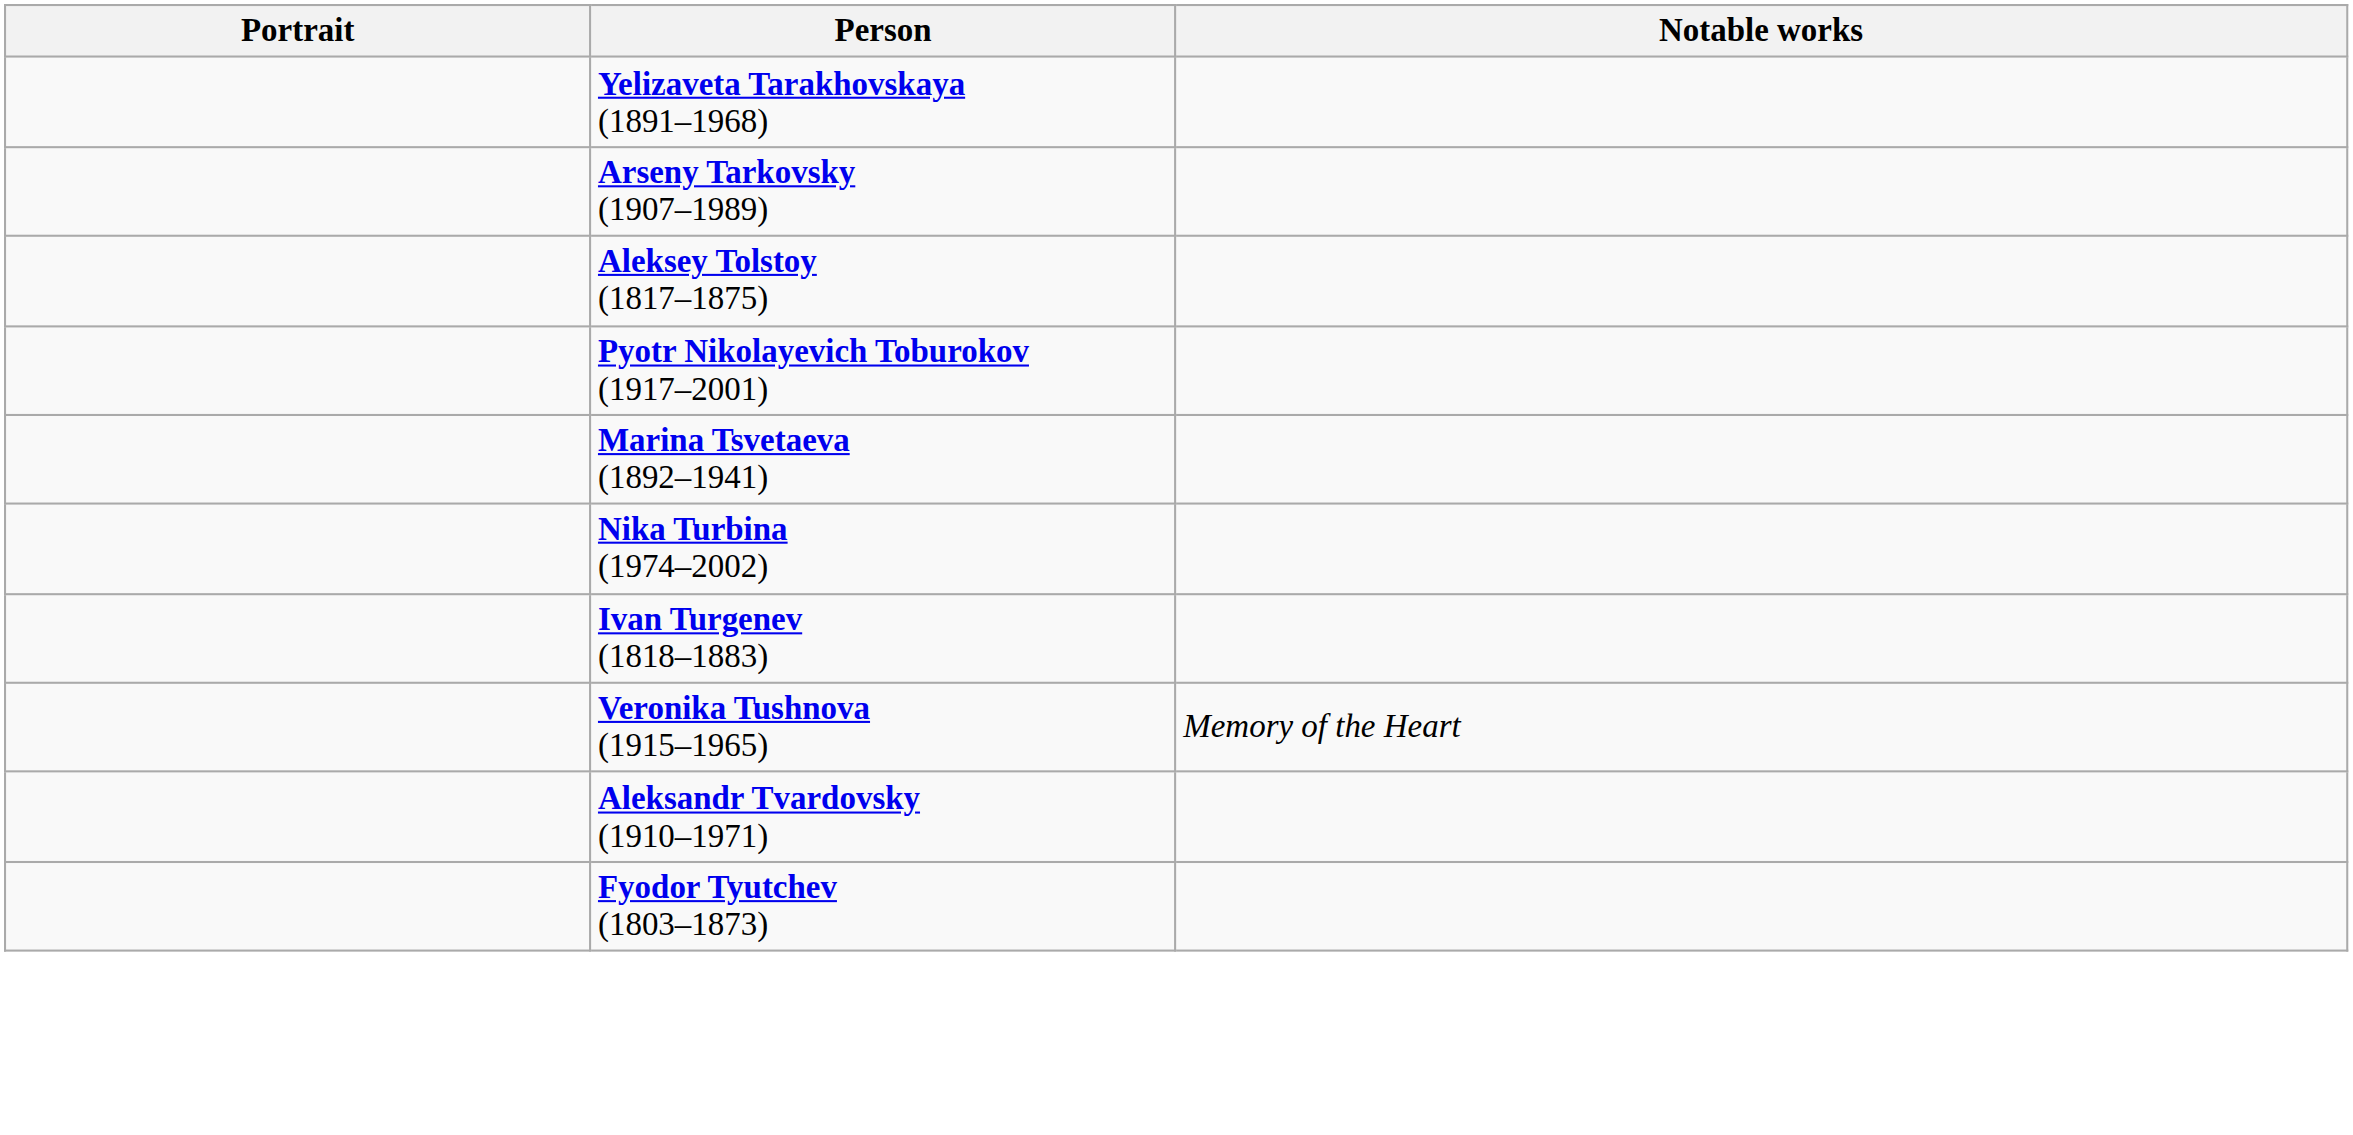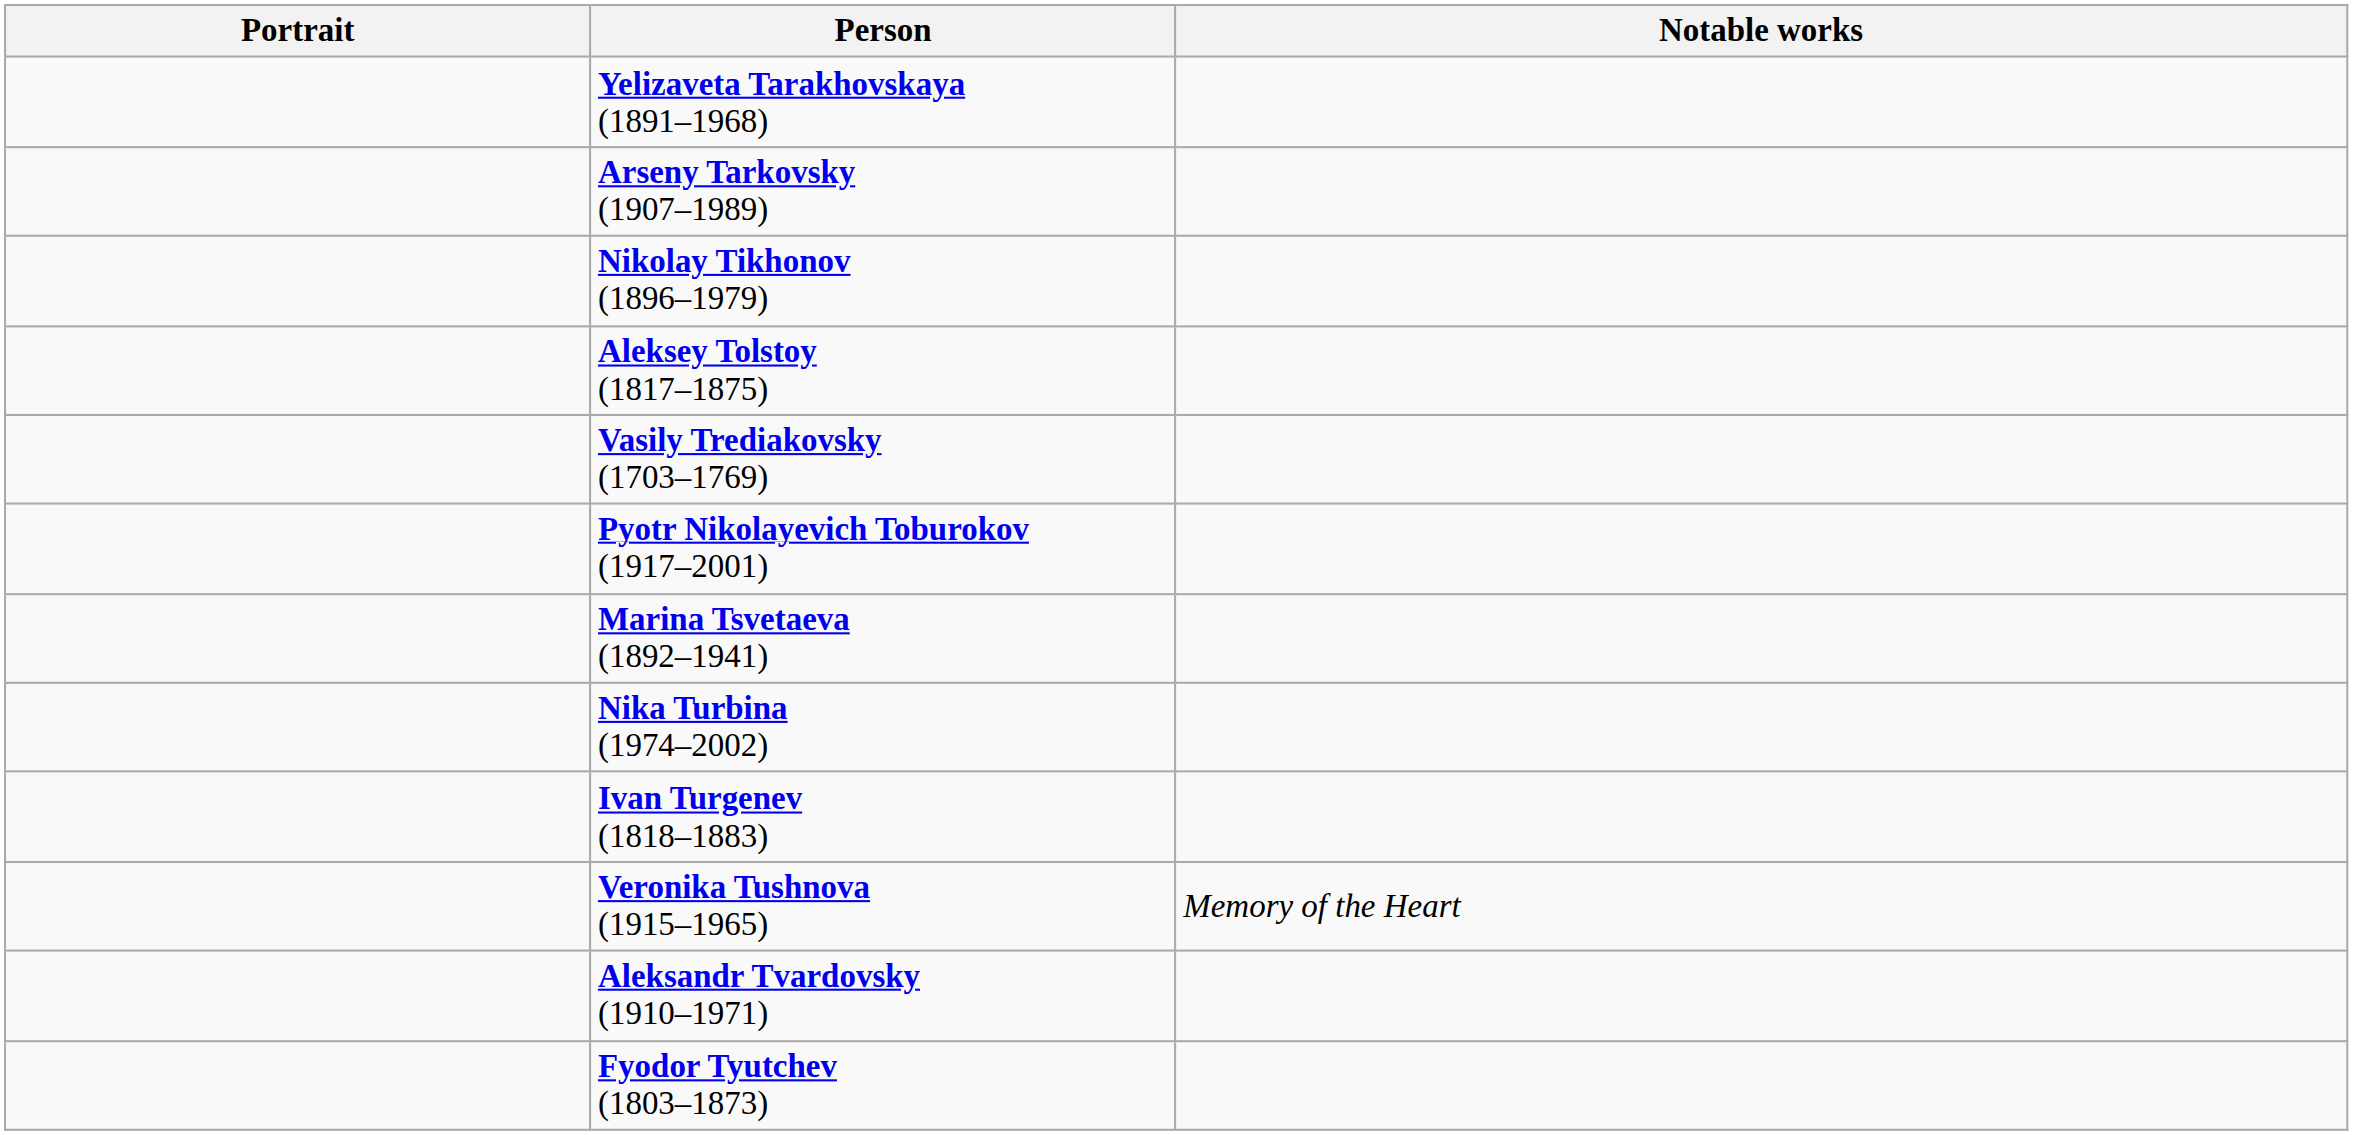+ row: (724, 280)
+ row: (740, 458)
